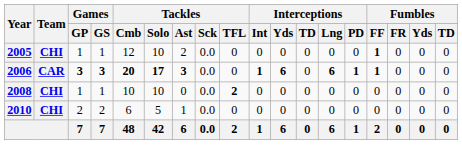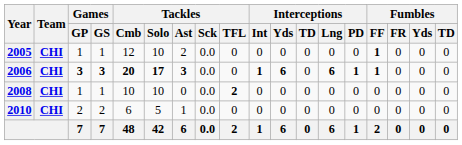(51, 71) CAR -> (51, 71) CHI
